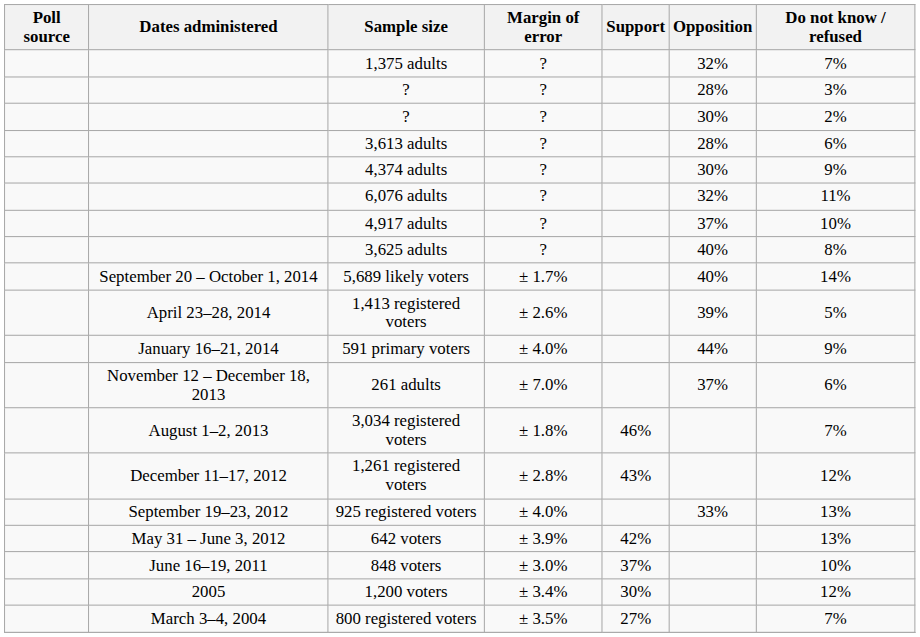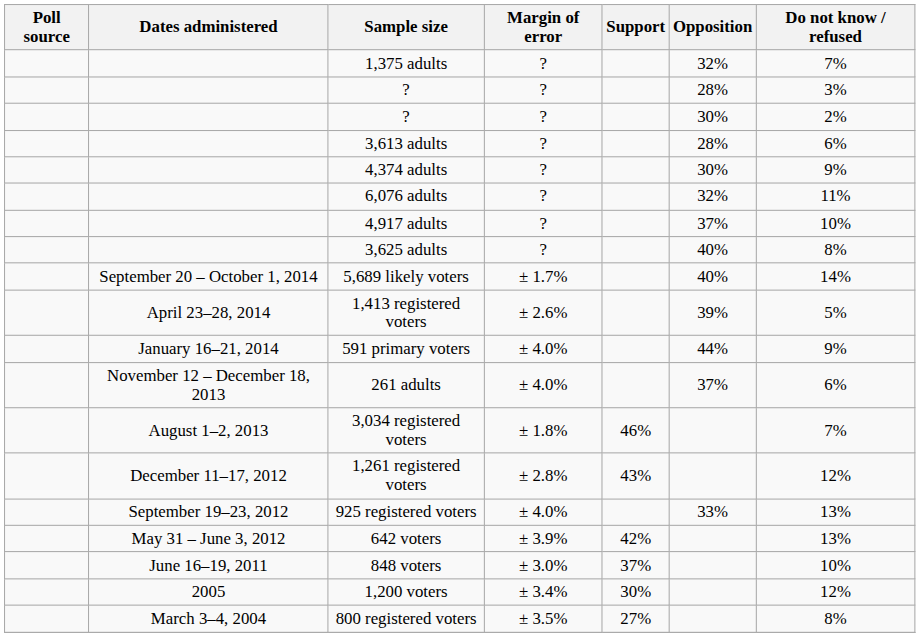(543, 384) ± 7.0% -> (543, 384) ± 4.0%
(836, 618) 7% -> (836, 618) 8%
